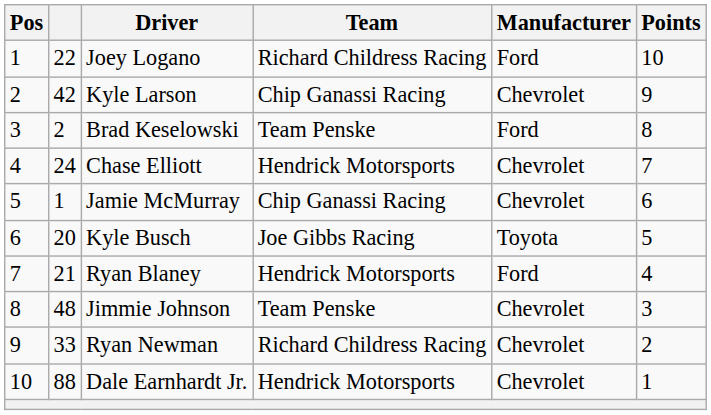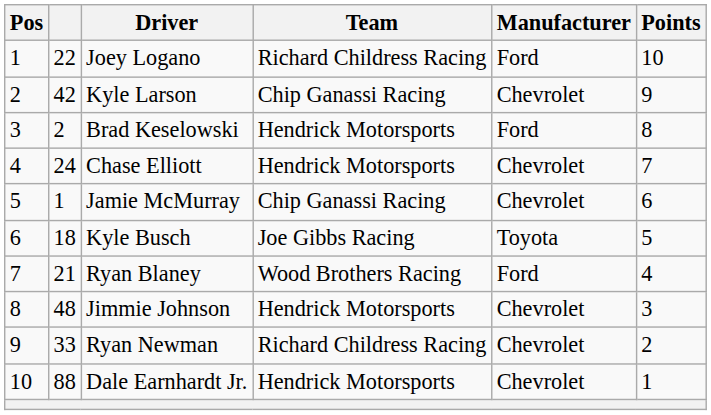(317, 129) Team Penske -> (356, 129) Hendrick Motorsports
(65, 237) 20 -> (65, 237) 18
(356, 273) Hendrick Motorsports -> (359, 273) Wood Brothers Racing
(317, 308) Team Penske -> (356, 308) Hendrick Motorsports
